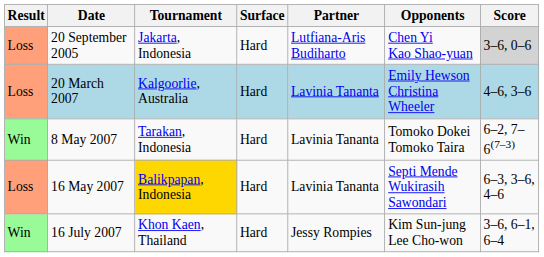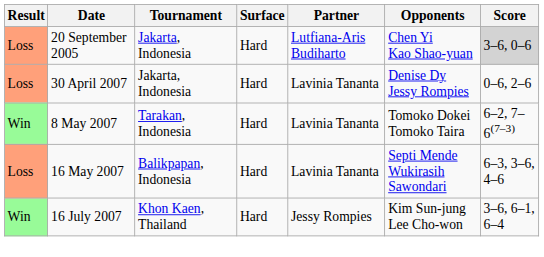- row: (77, 91)
+ row: (89, 83)
(171, 186) gold background -> (171, 170) no background
